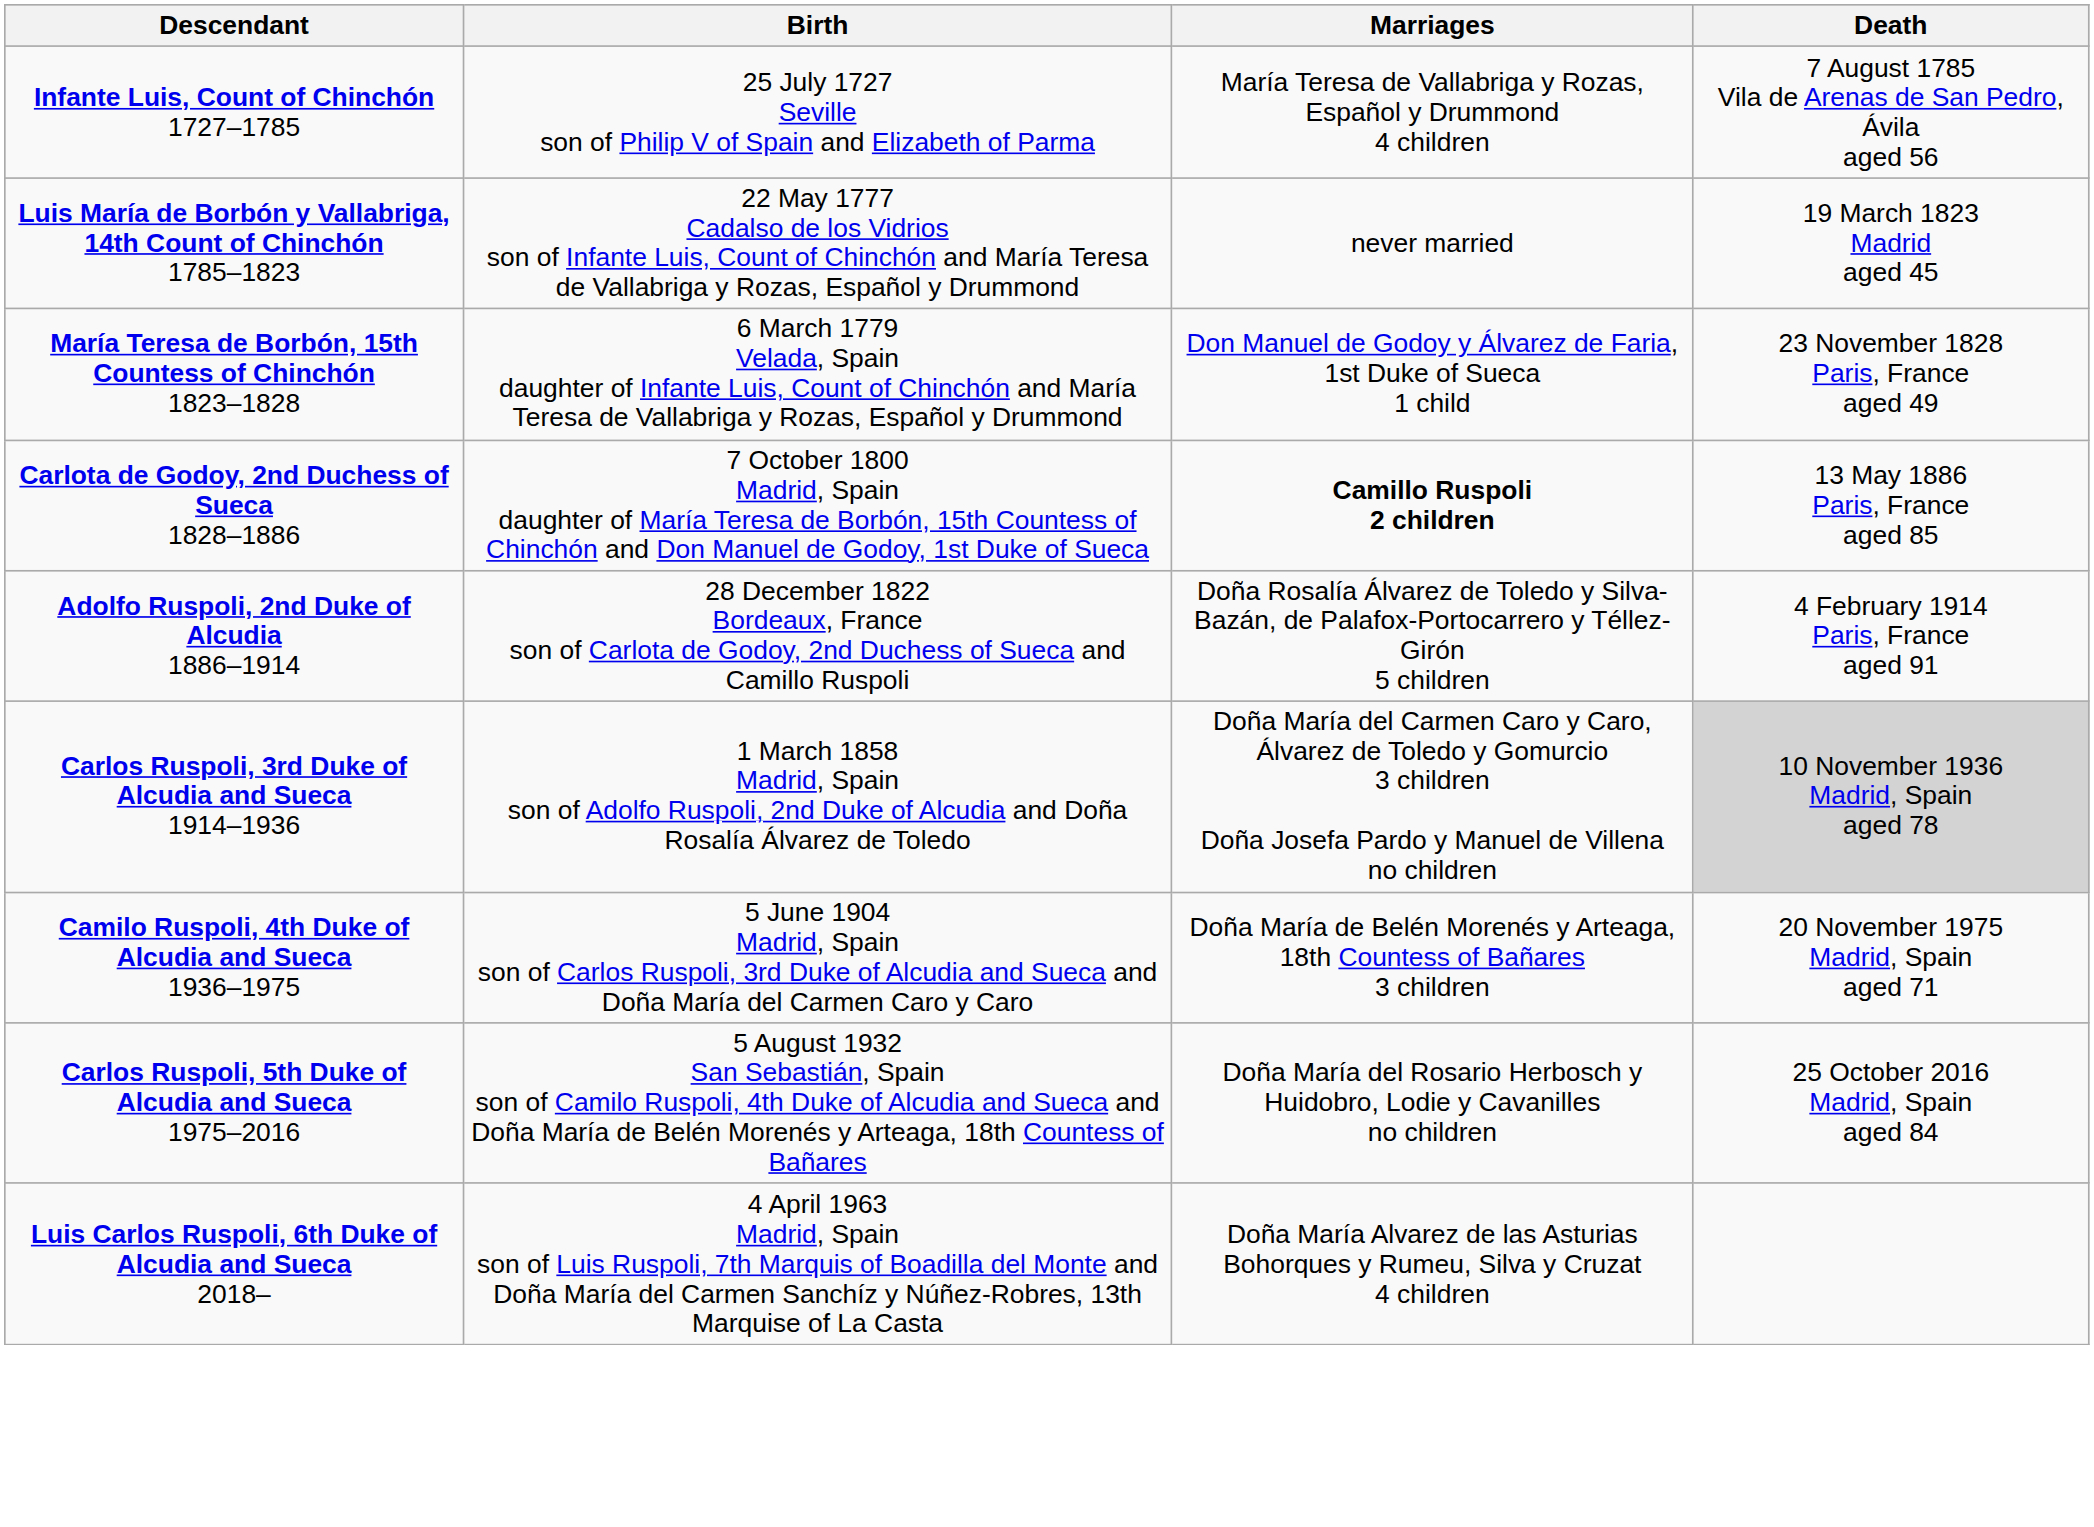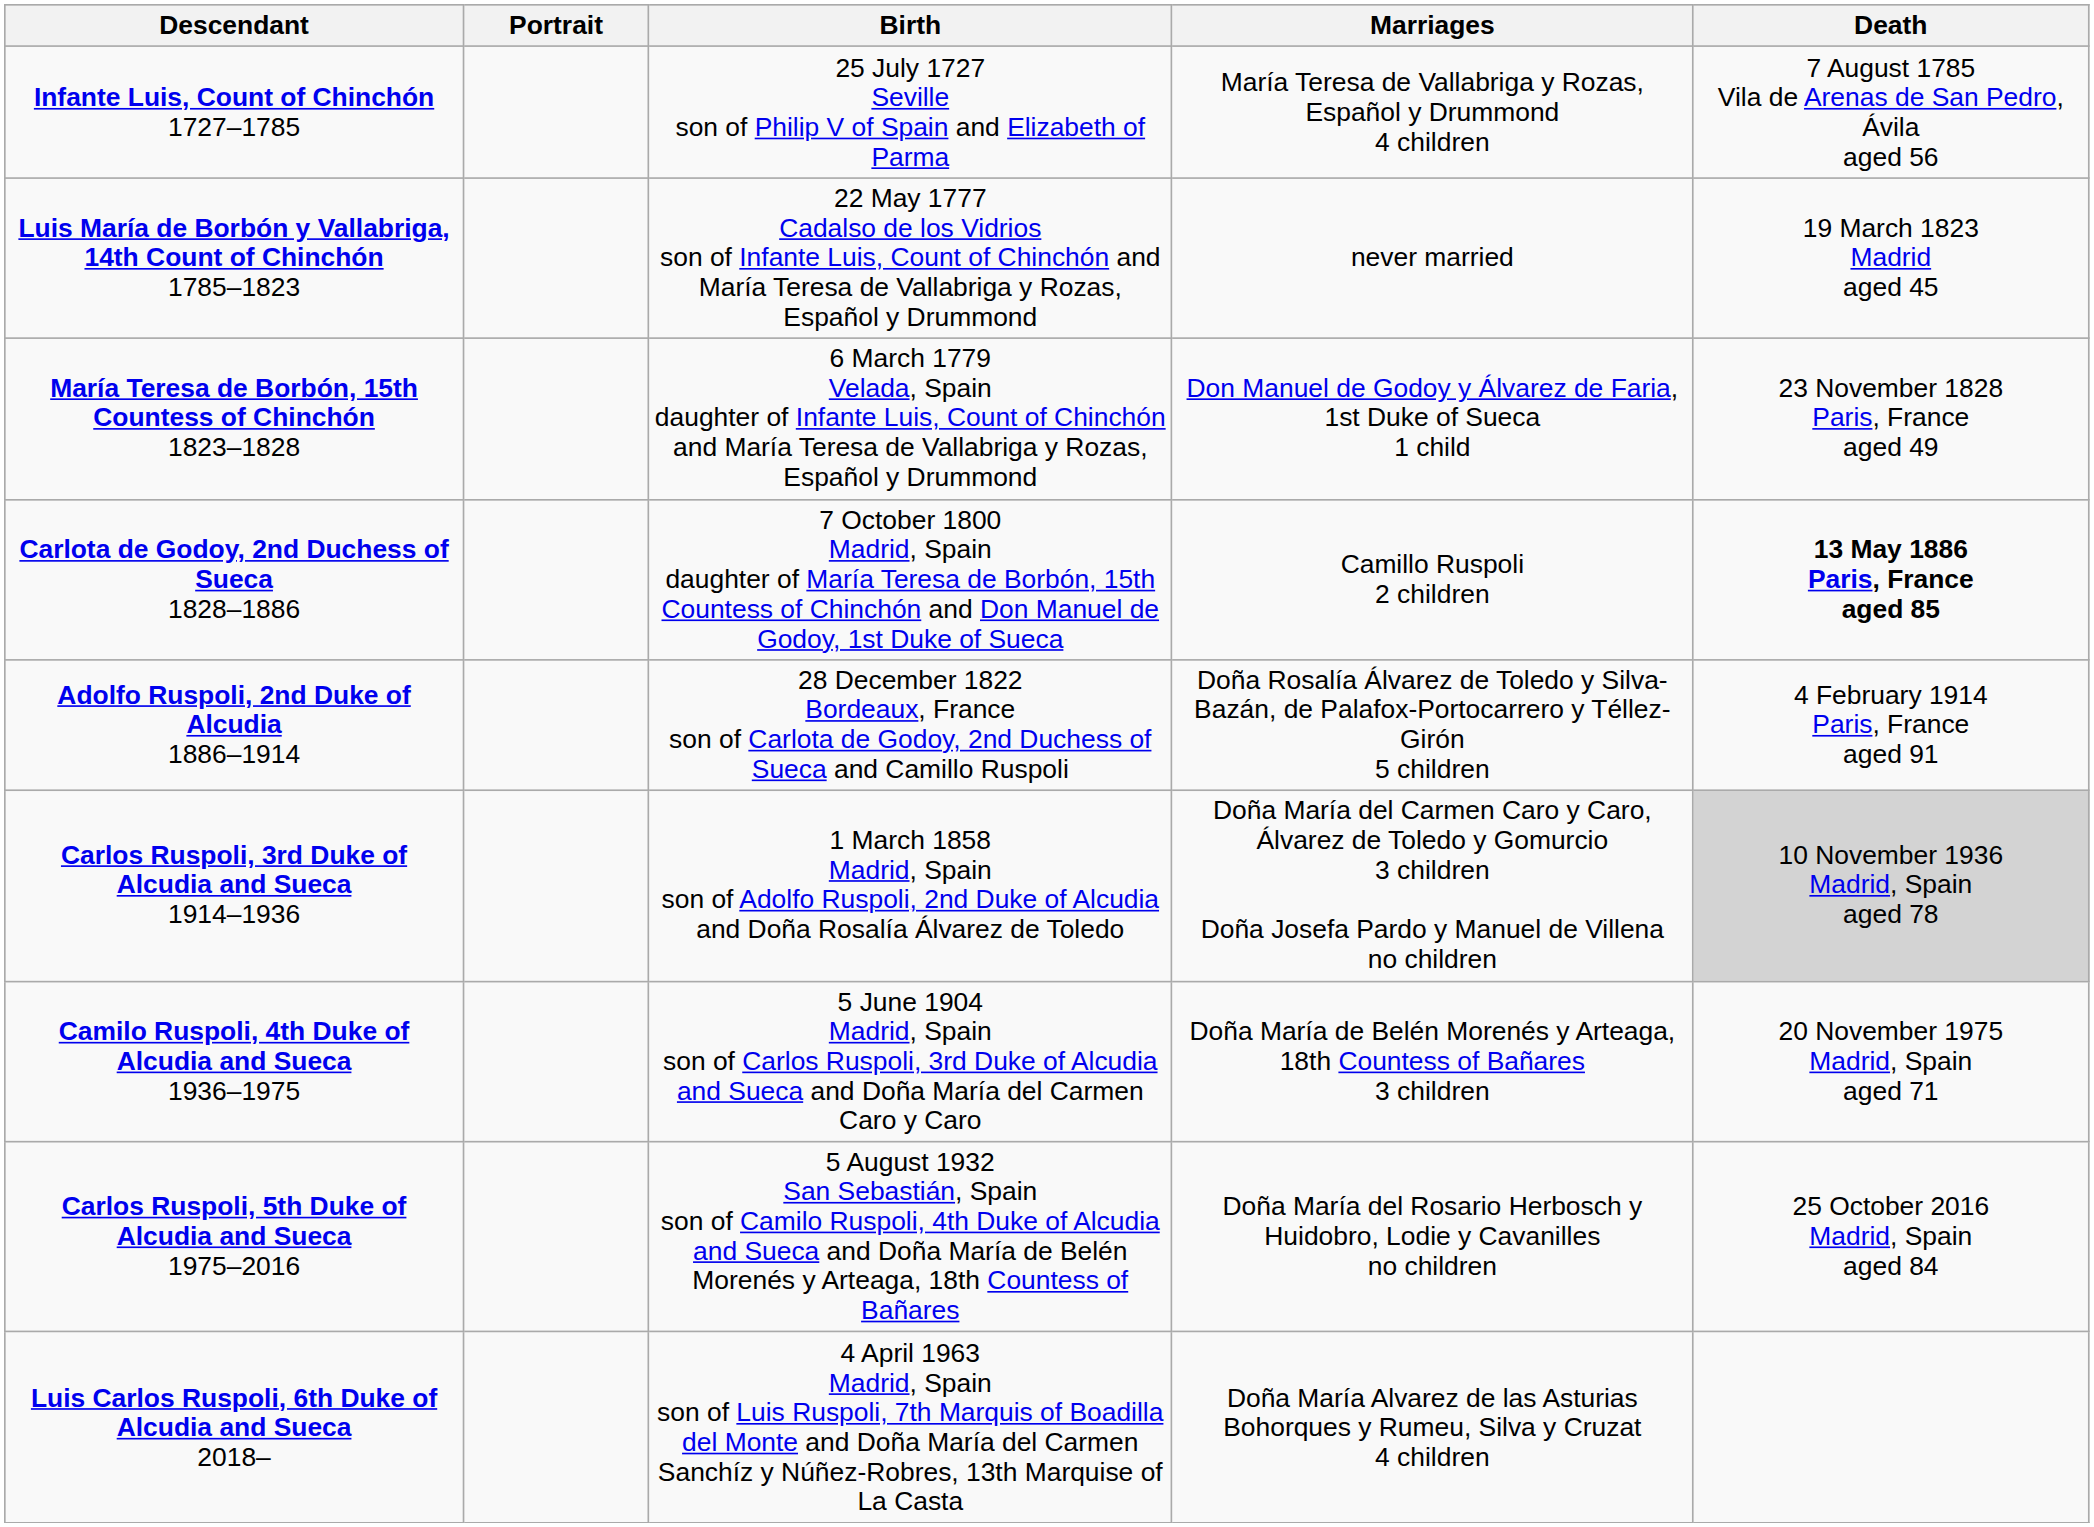+ column: (556, 25)
(1432, 504) bold -> (1432, 579) normal
(1891, 504) normal -> (1891, 579) bold
